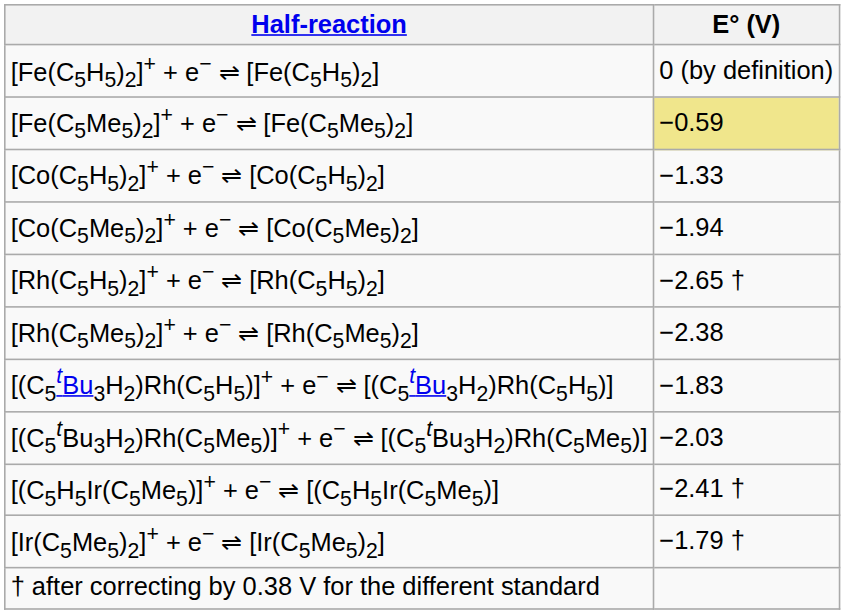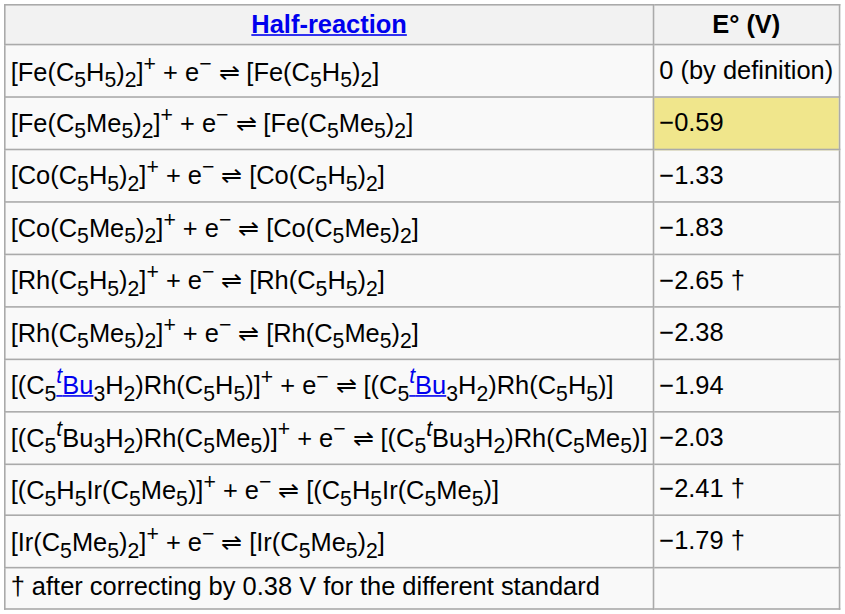(691, 227) −1.94 -> (691, 227) −1.83
(691, 384) −1.83 -> (691, 384) −1.94
